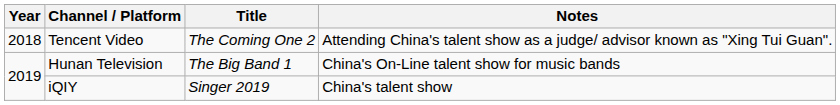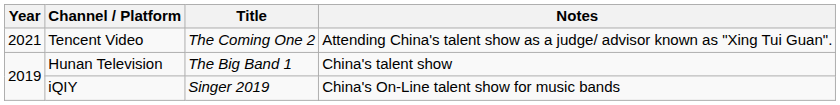(25, 40) 2018 -> (25, 40) 2021
(471, 64) China's On-Line talent show for music bands -> (387, 64) China's talent show
(387, 87) China's talent show -> (471, 87) China's On-Line talent show for music bands
